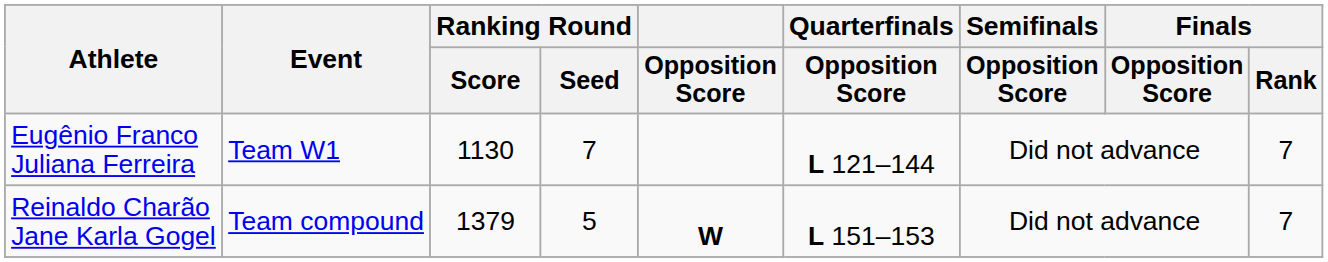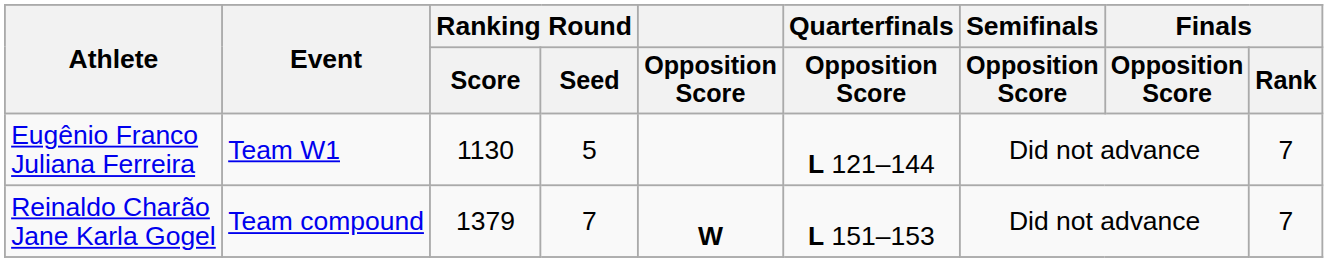(589, 150) 7 -> (589, 150) 5
(589, 221) 5 -> (589, 221) 7
